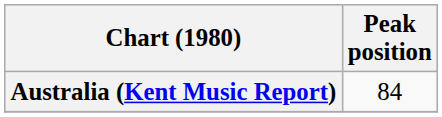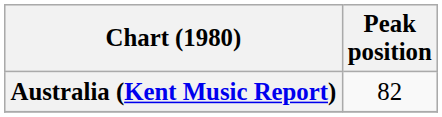(390, 91) 84 -> (390, 91) 82
